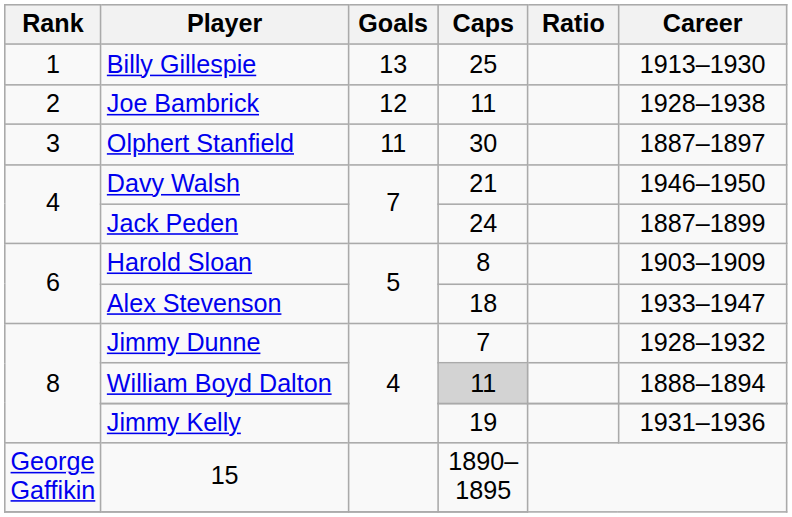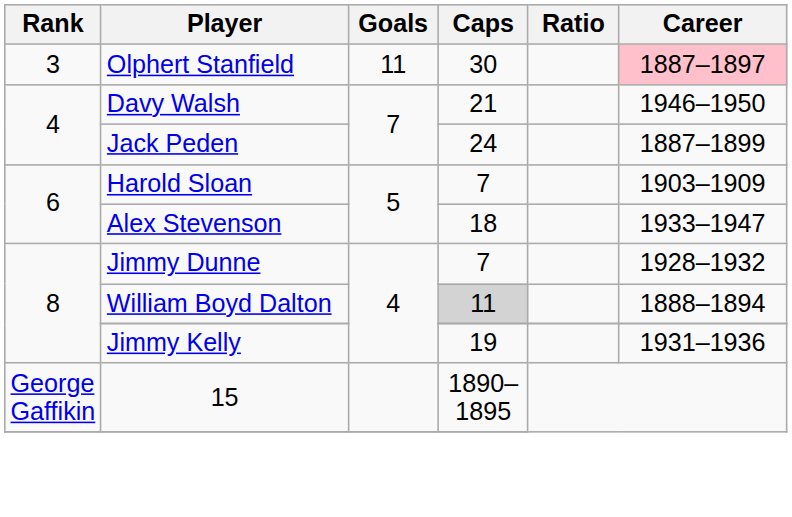- row: (182, 64)
- row: (183, 104)
(703, 143) no background -> (703, 64) pink background
(483, 263) 8 -> (483, 183) 7
